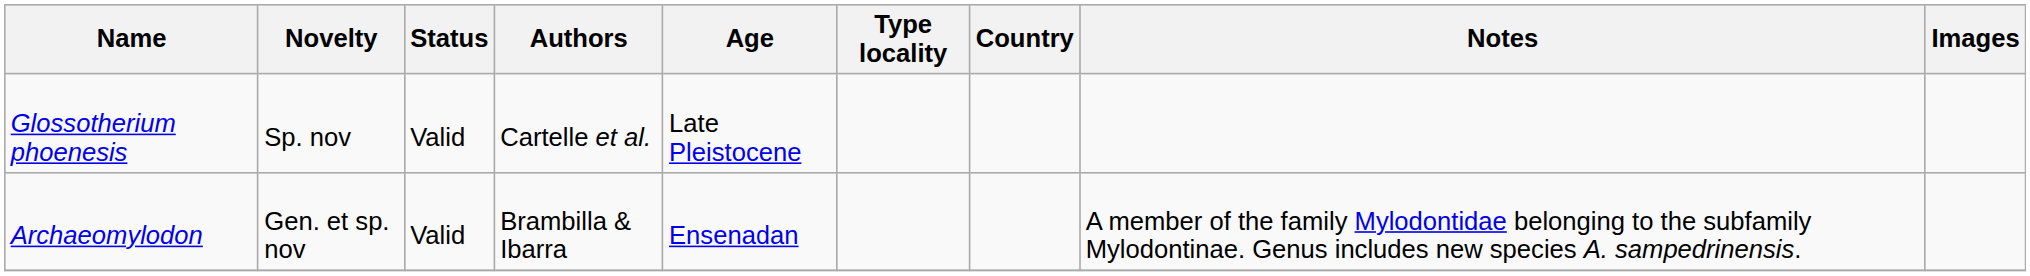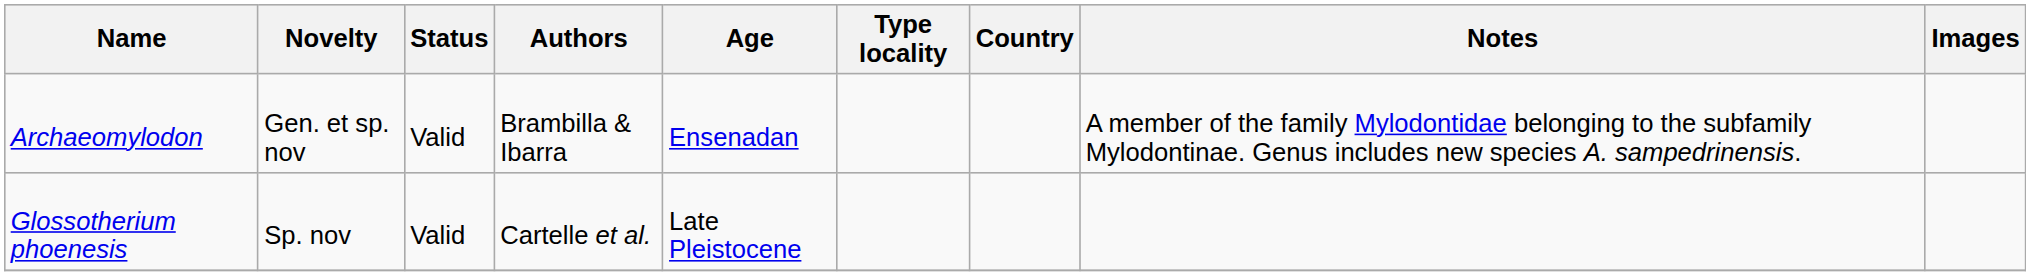rows swapped: (107, 235) <-> (93, 137)
